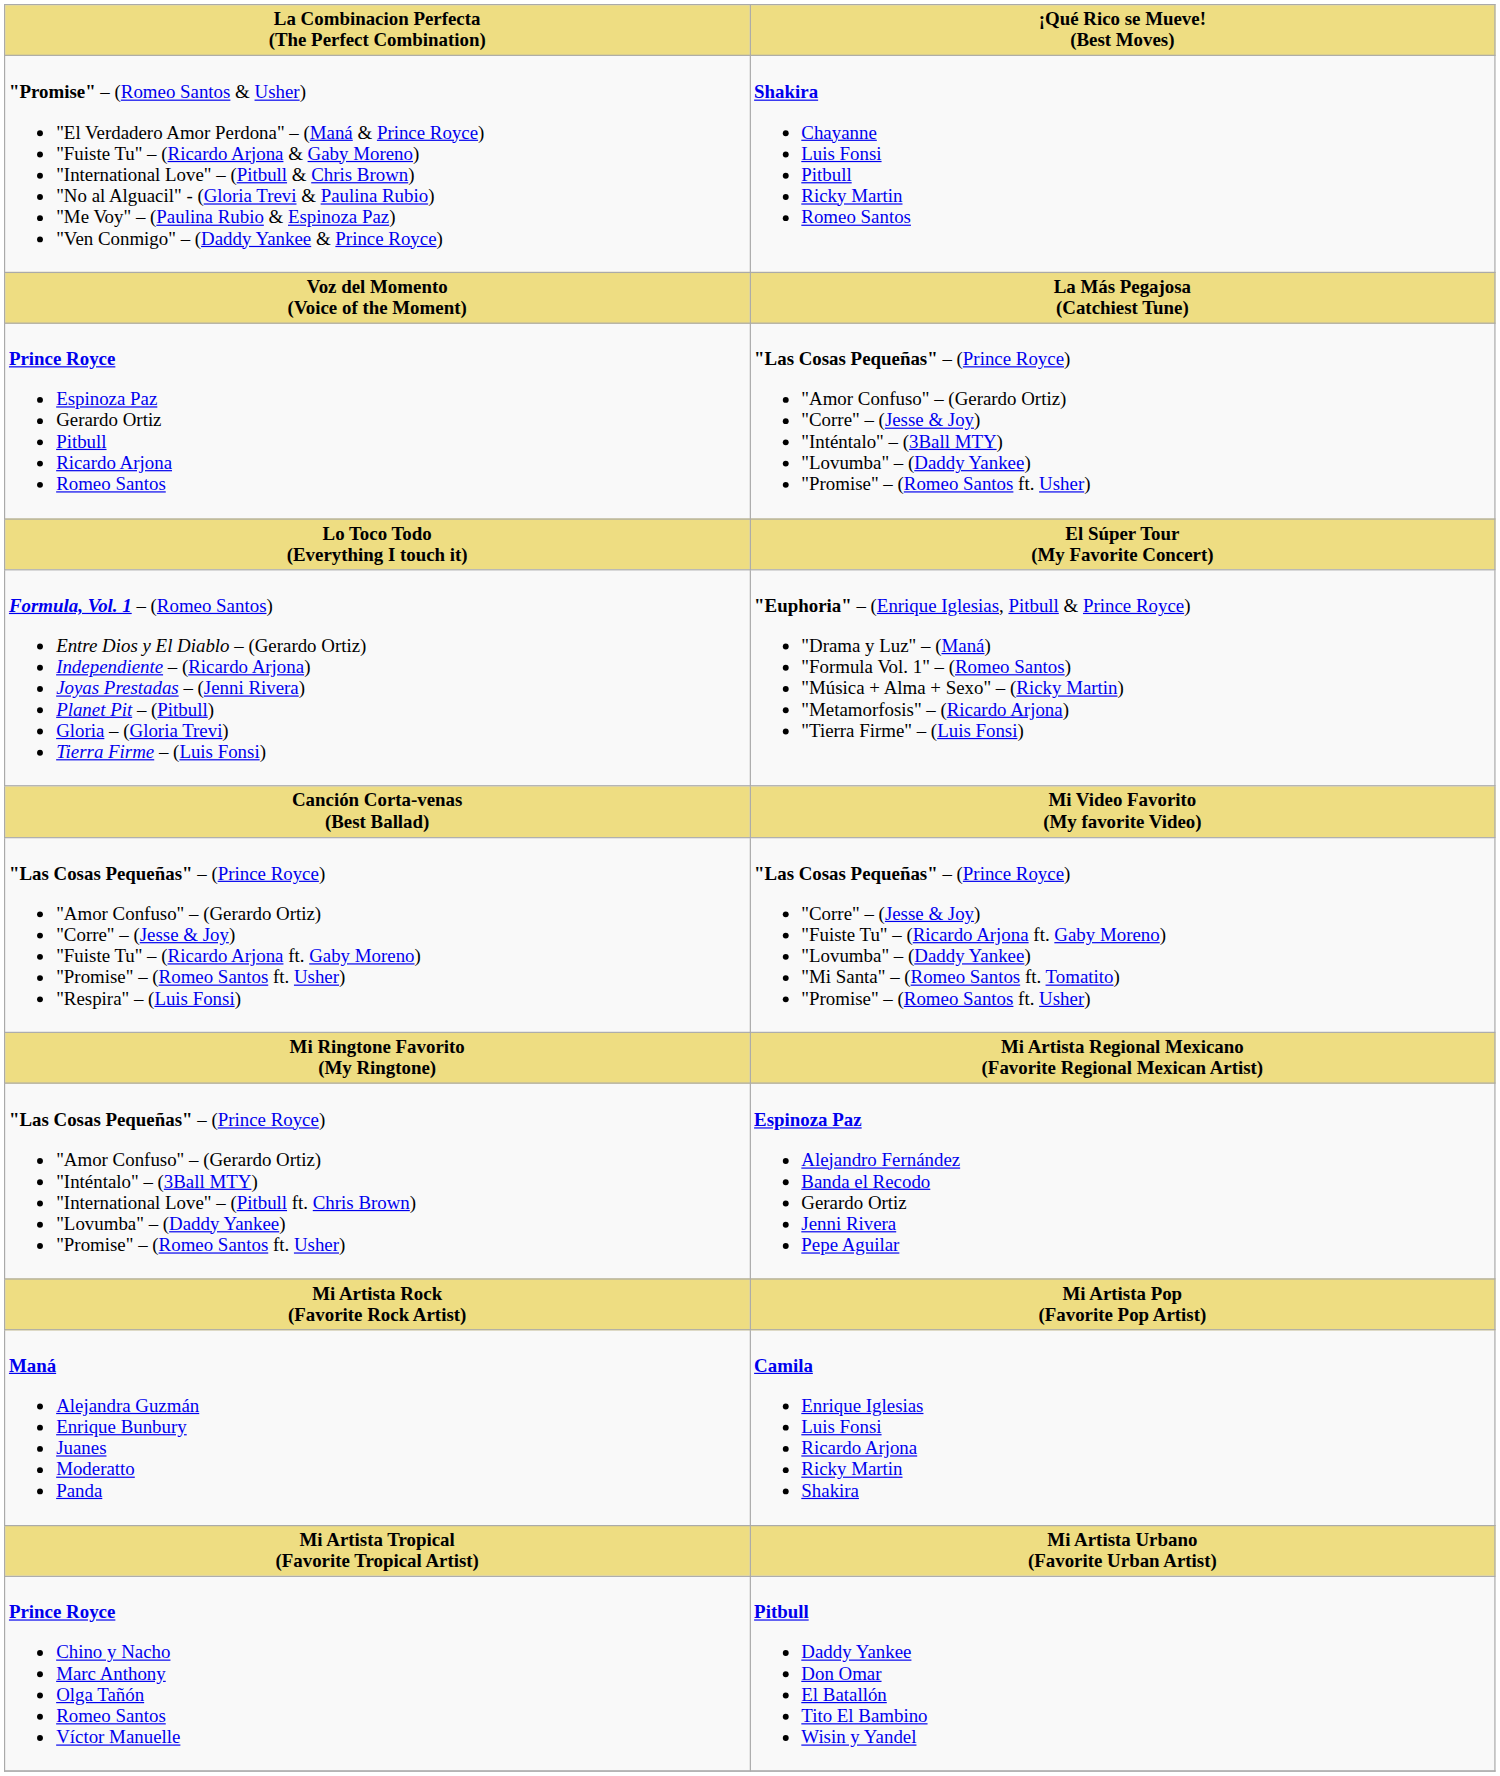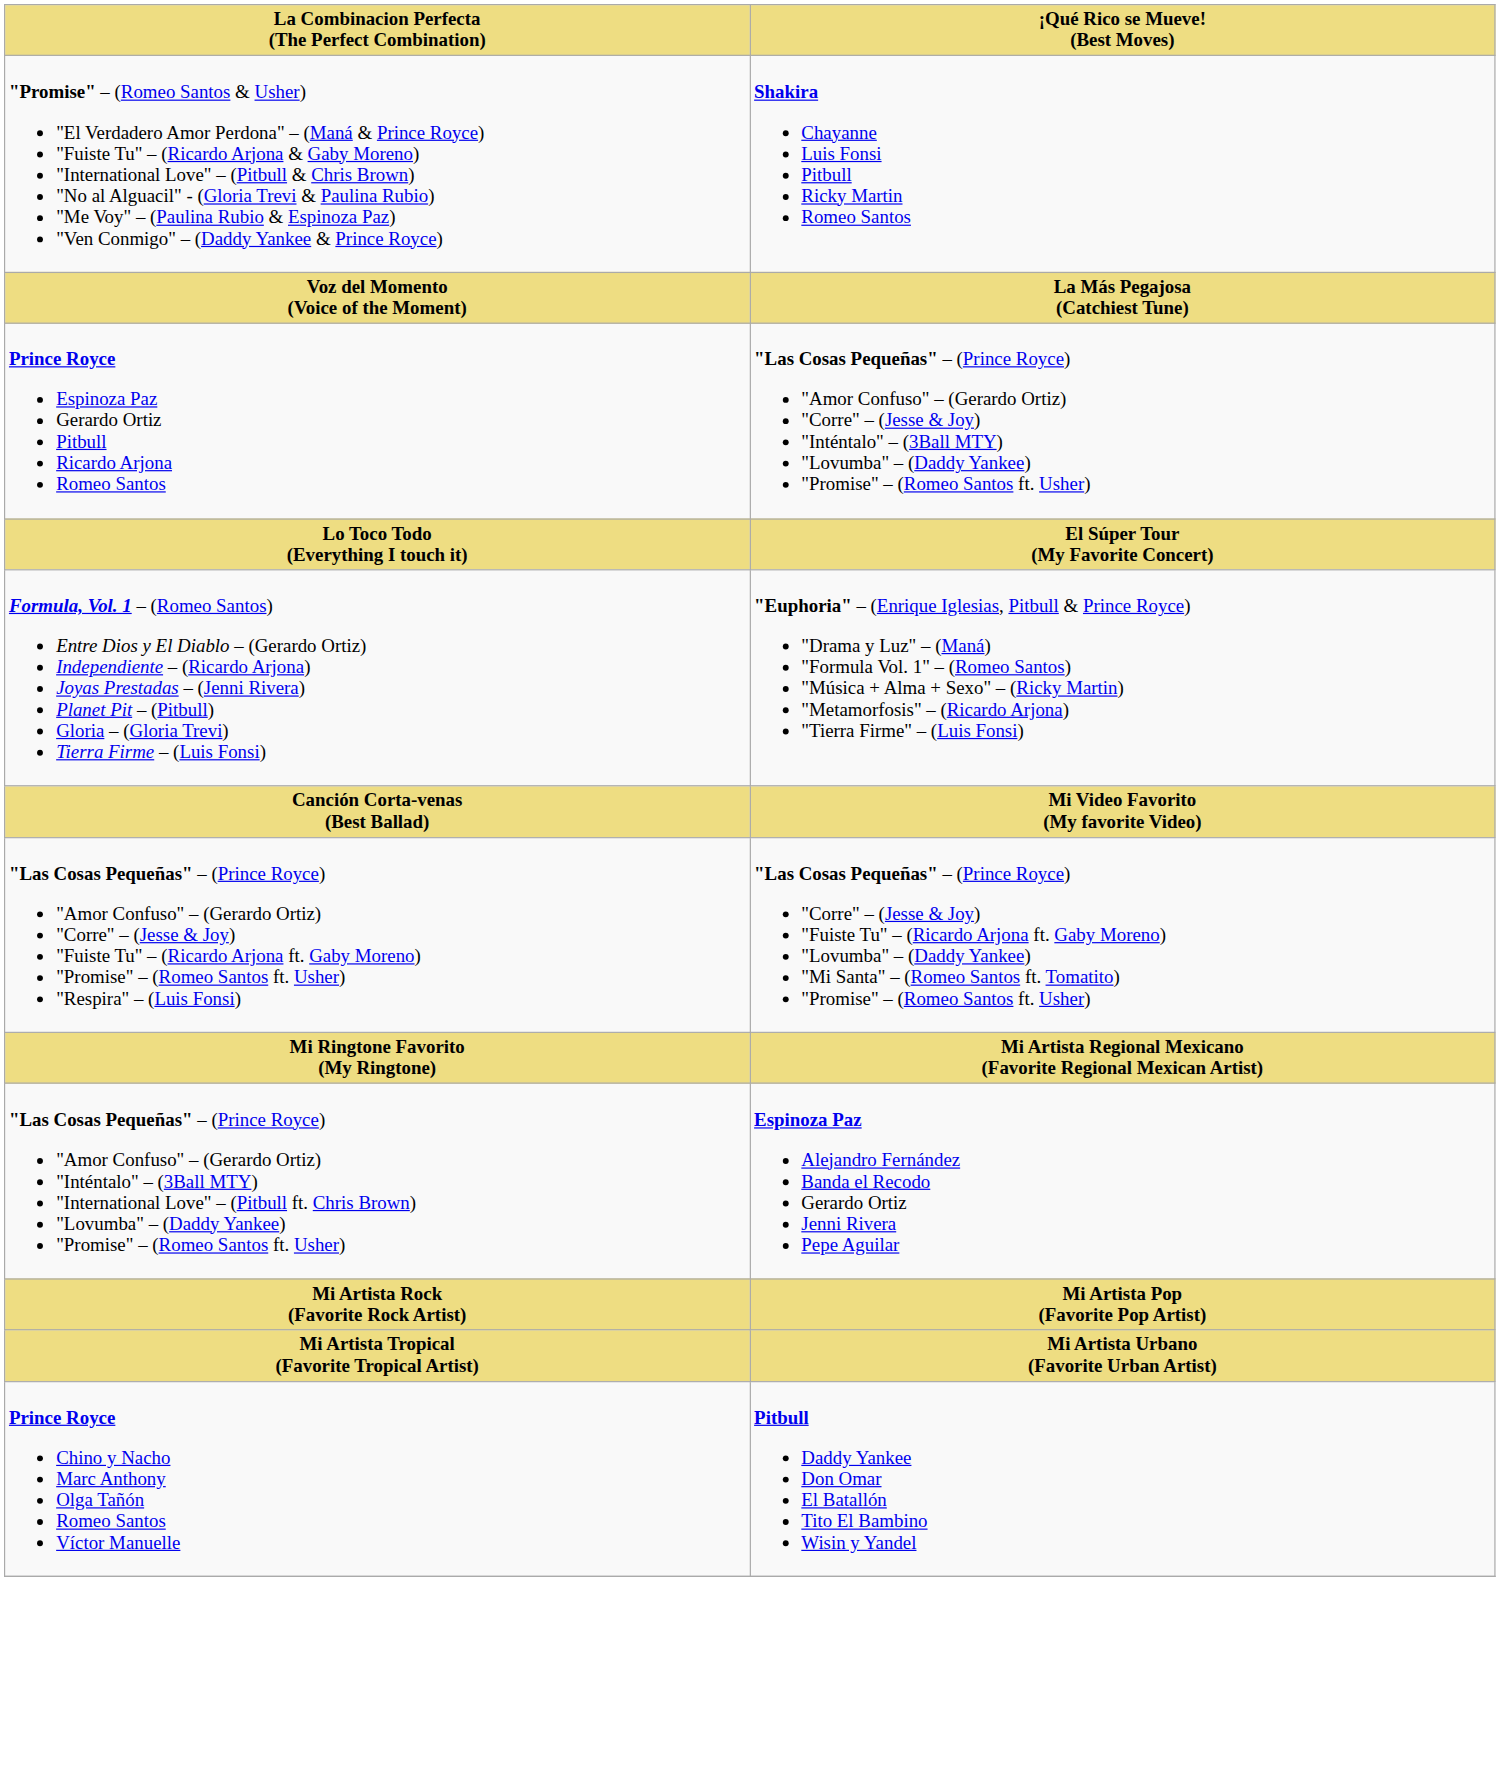- row: (377, 1429)
